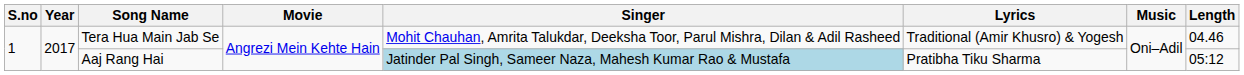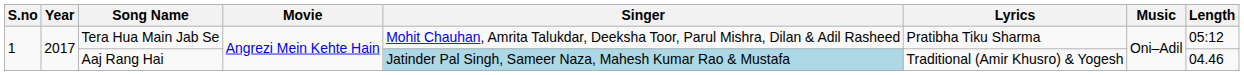(1015, 37) Traditional (Amir Khusro) & Yogesh -> (974, 37) Pratibha Tiku Sharma
(1206, 37) 04.46 -> (1206, 37) 05:12
(974, 59) Pratibha Tiku Sharma -> (1015, 59) Traditional (Amir Khusro) & Yogesh
(1206, 59) 05:12 -> (1206, 59) 04.46
